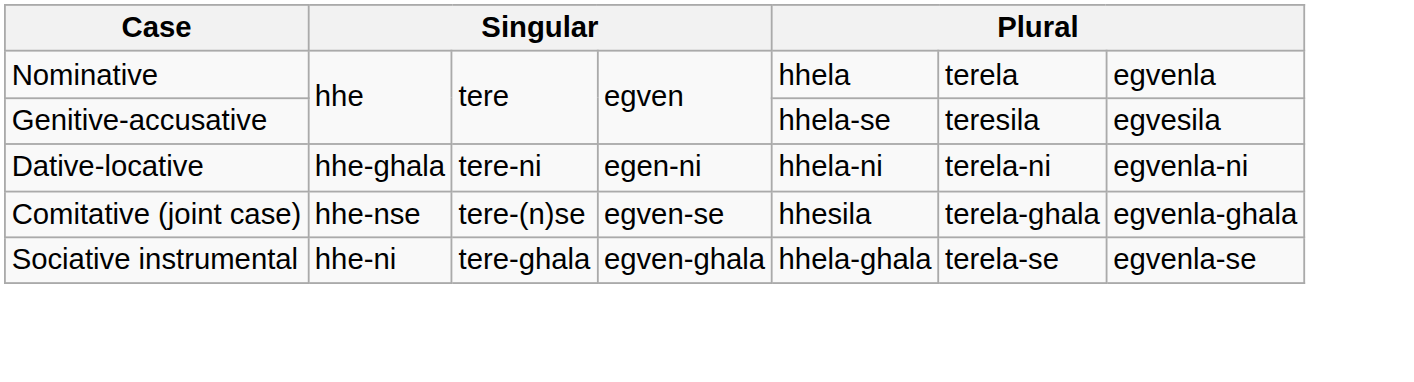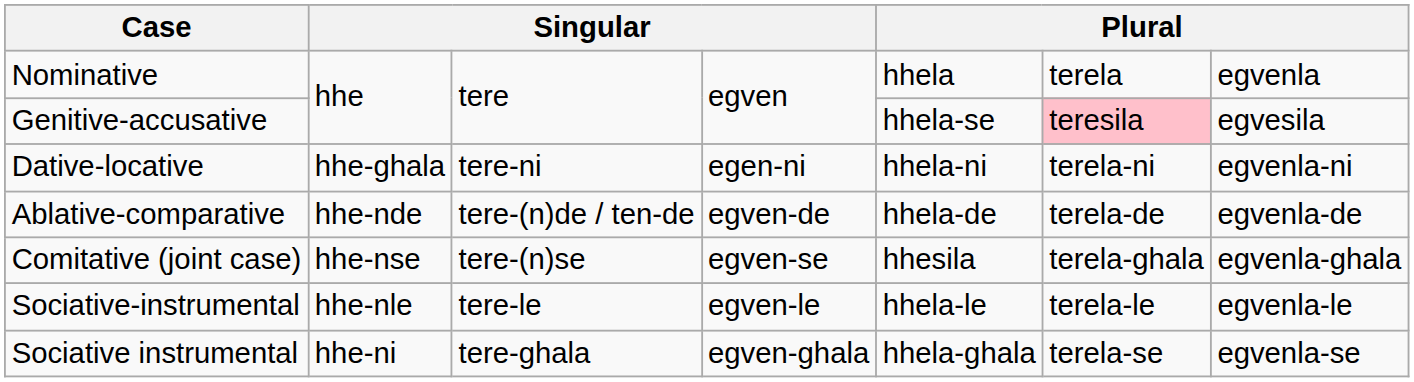(992, 120) no background -> (1096, 120) pink background
+ row: (148, 213)
+ row: (156, 306)
